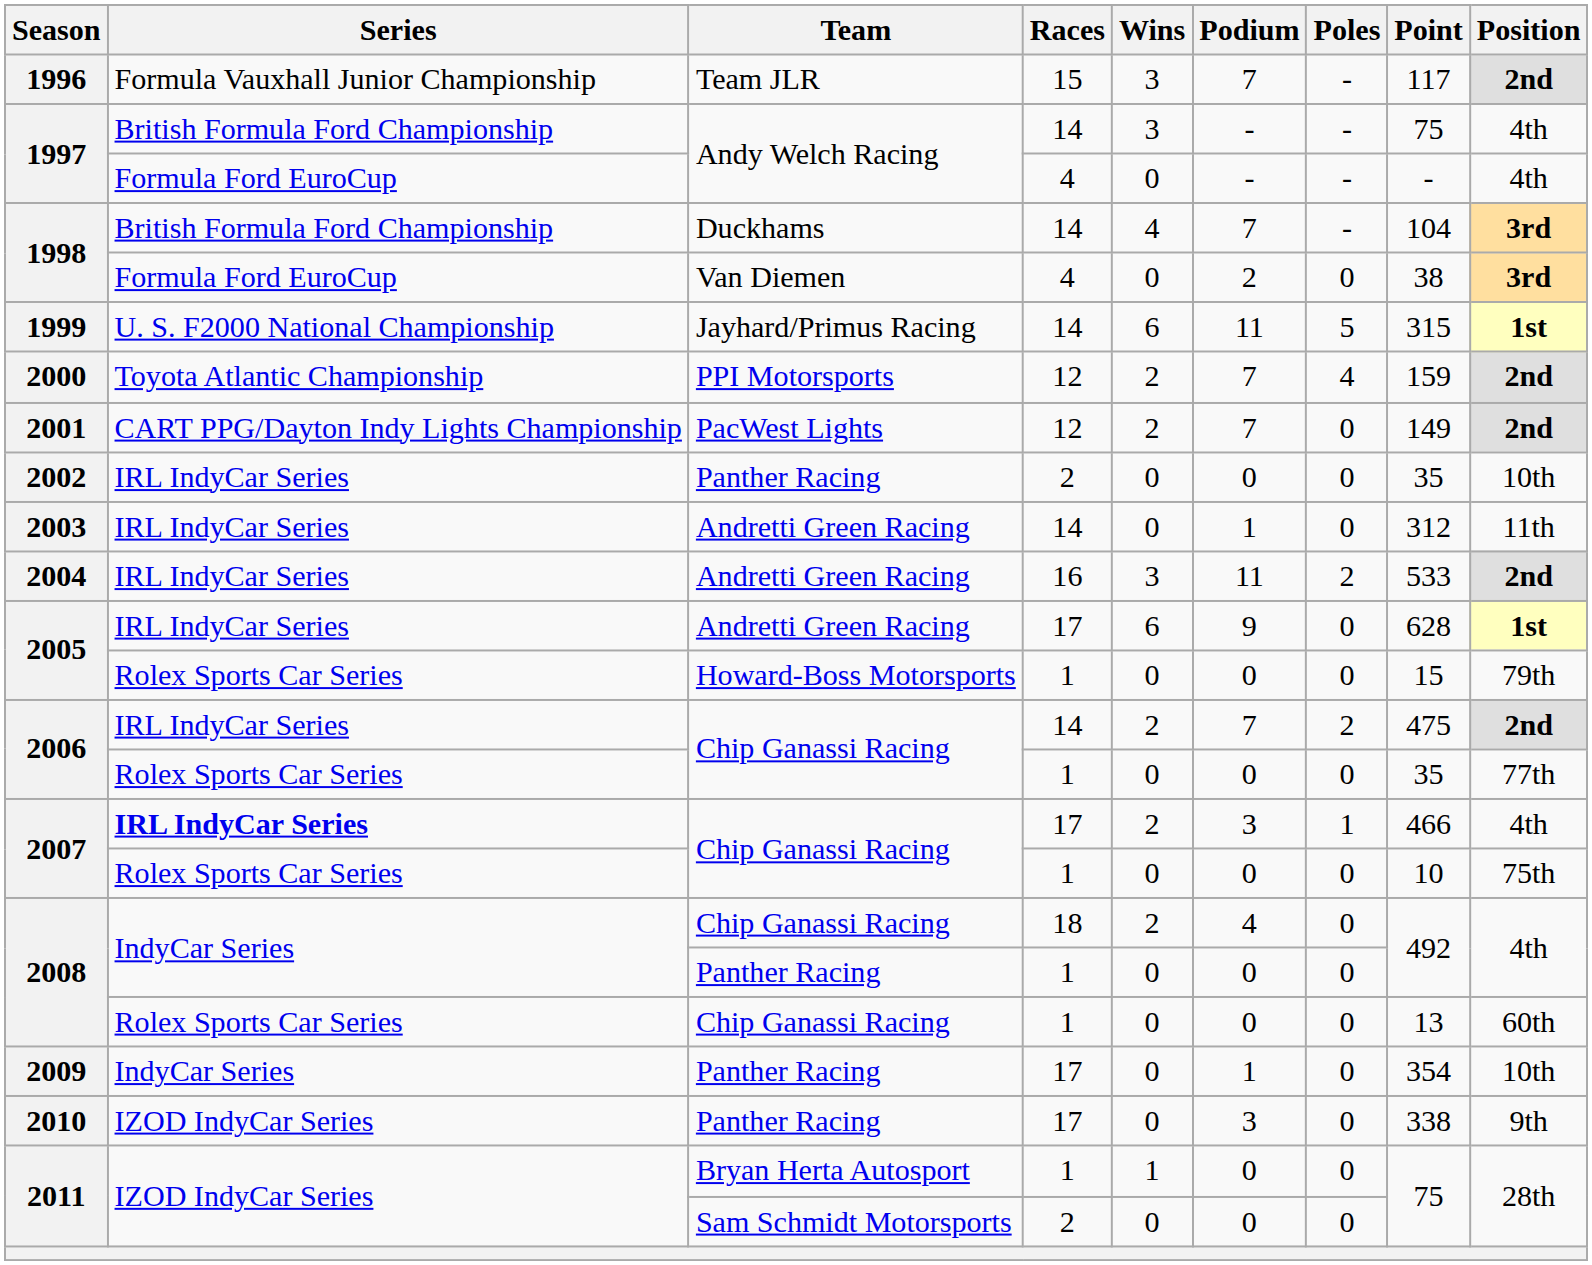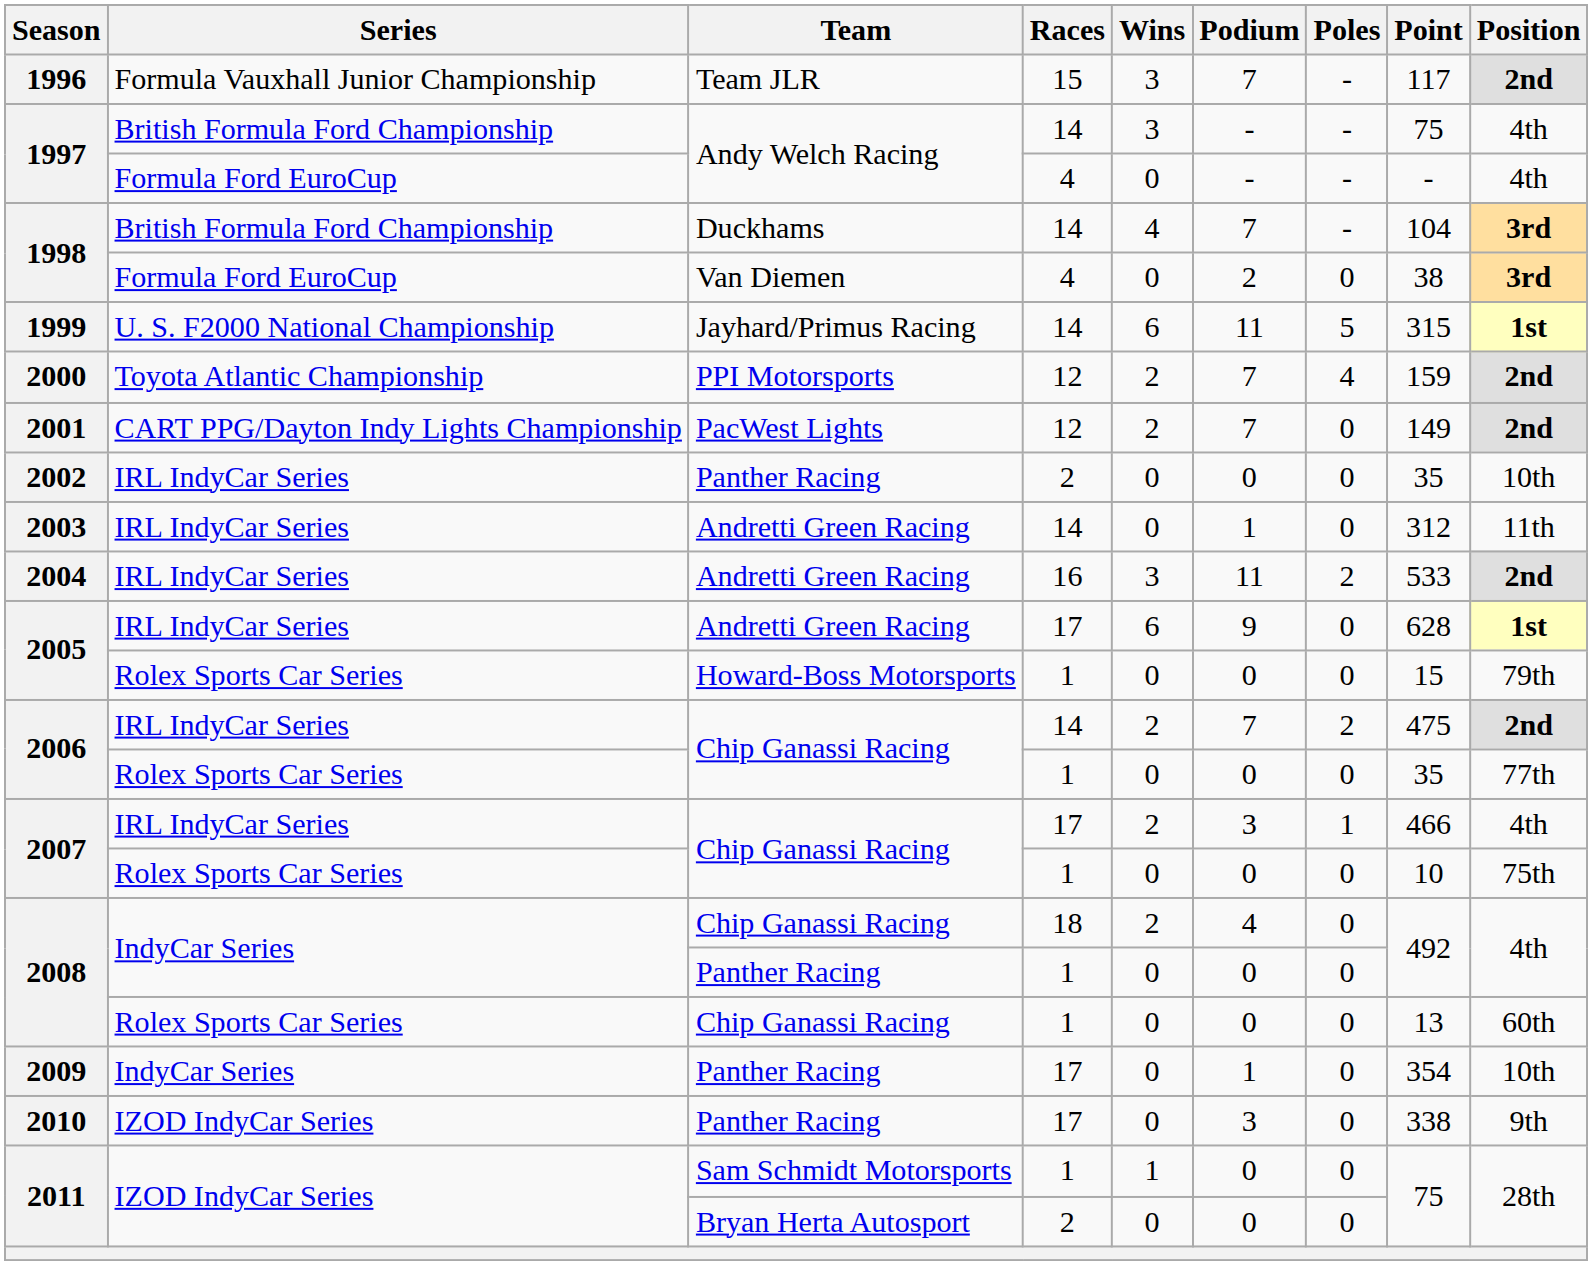(241, 823) bold -> (232, 823) normal
(833, 1170) Bryan Herta Autosport -> (854, 1170) Sam Schmidt Motorsports
(854, 1220) Sam Schmidt Motorsports -> (833, 1220) Bryan Herta Autosport
